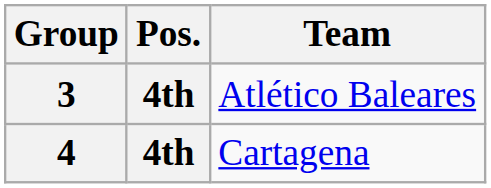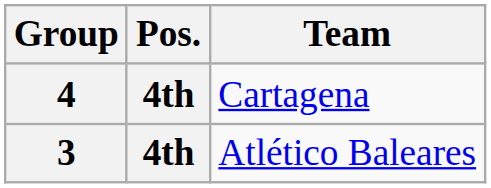rows swapped: (66, 93) <-> (66, 152)
